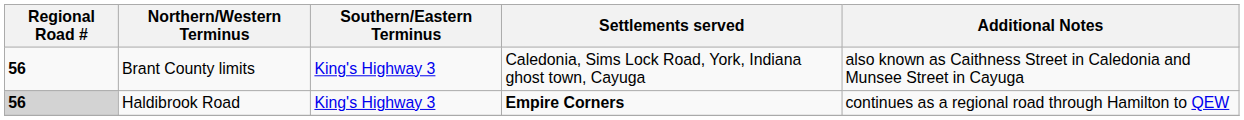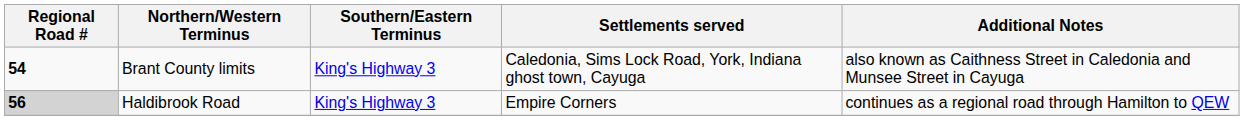(17, 68) 56 -> (17, 68) 54
(565, 102) bold -> (561, 102) normal
